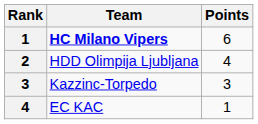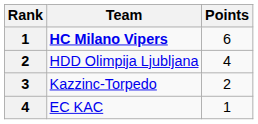(227, 84) 3 -> (227, 84) 2
